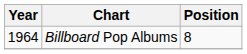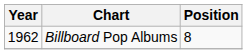(23, 37) 1964 -> (23, 37) 1962
